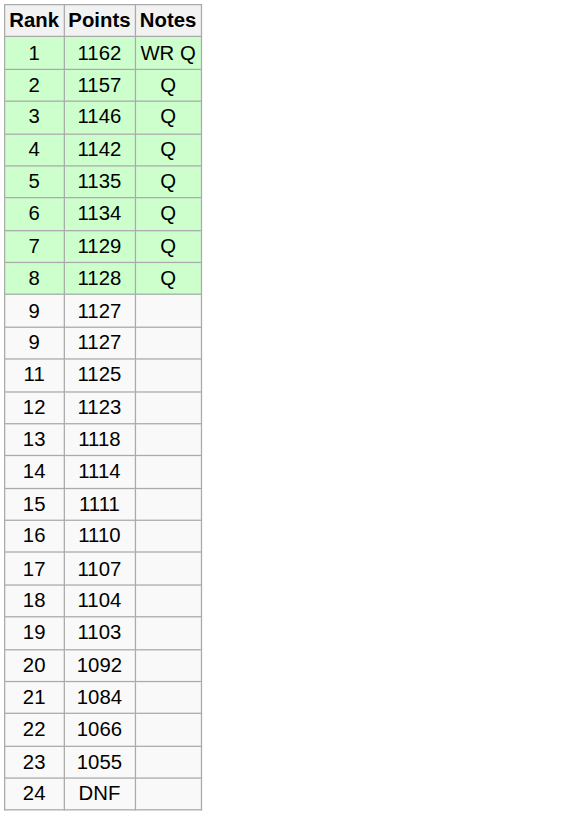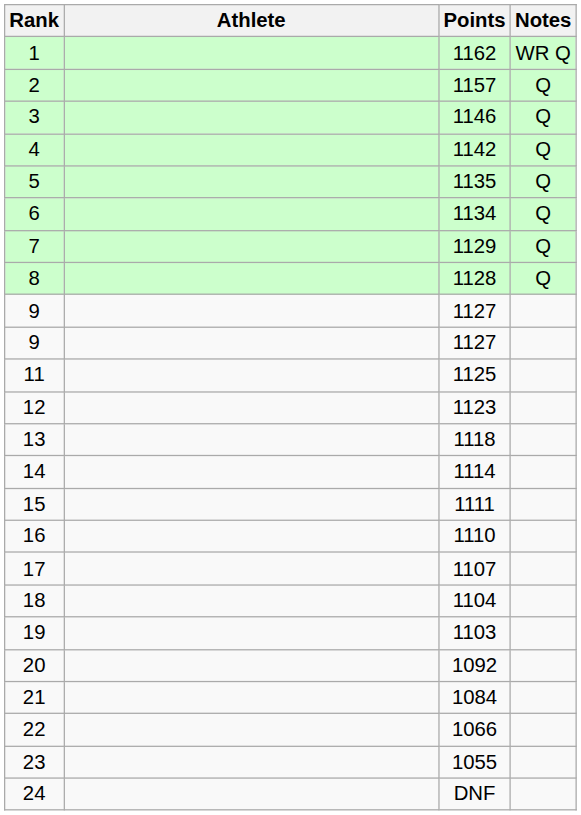+ column: (251, 20)
